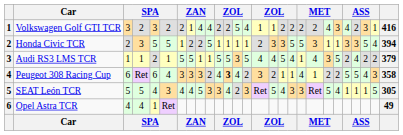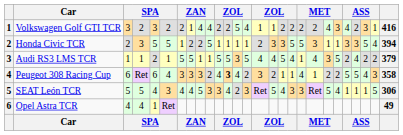(389, 90) 305 -> (389, 90) 306
